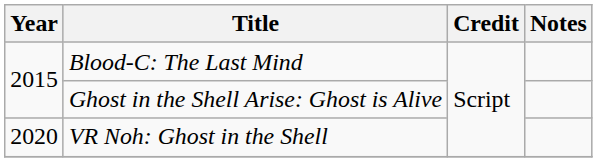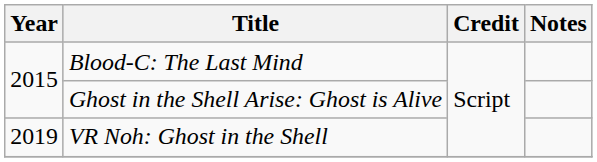(34, 136) 2020 -> (34, 136) 2019
